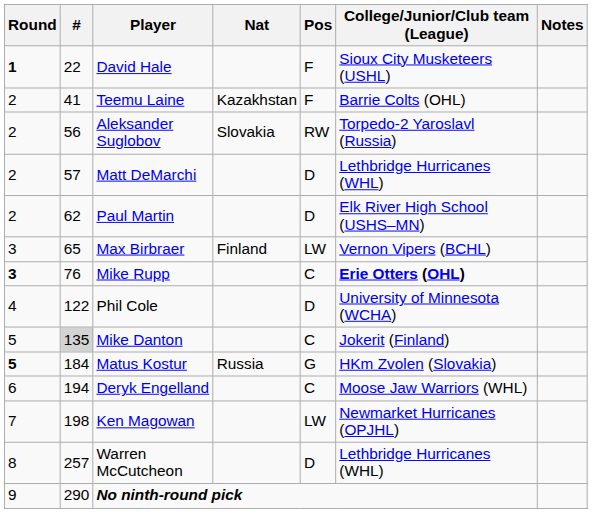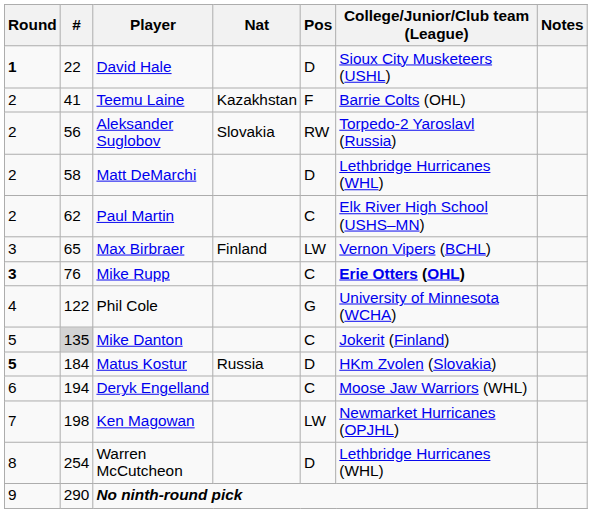(309, 66) F -> (310, 66) D
(72, 174) 57 -> (72, 174) 58
(310, 216) D -> (310, 216) C
(310, 306) D -> (310, 306) G
(310, 363) G -> (310, 363) D
(77, 462) 257 -> (77, 462) 254
